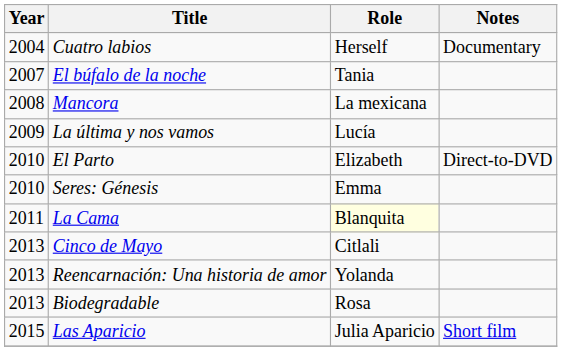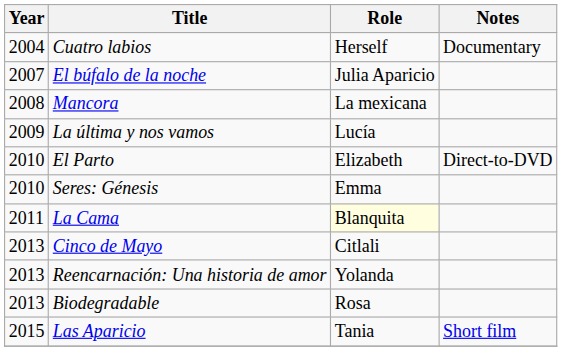(355, 75) Tania -> (385, 75) Julia Aparicio
(385, 331) Julia Aparicio -> (355, 331) Tania
